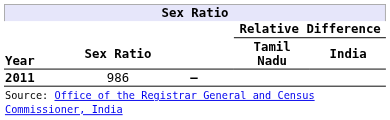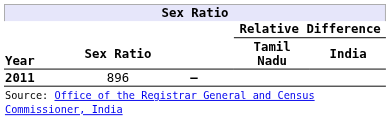(118, 78) 986 -> (118, 78) 896
